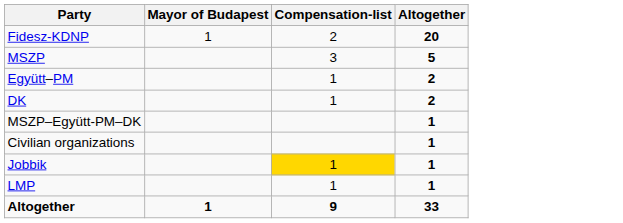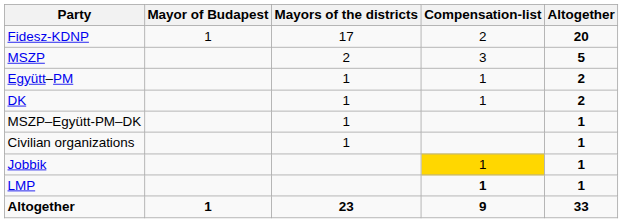+ column: (346, 15)
(333, 185) normal -> (483, 185) bold
